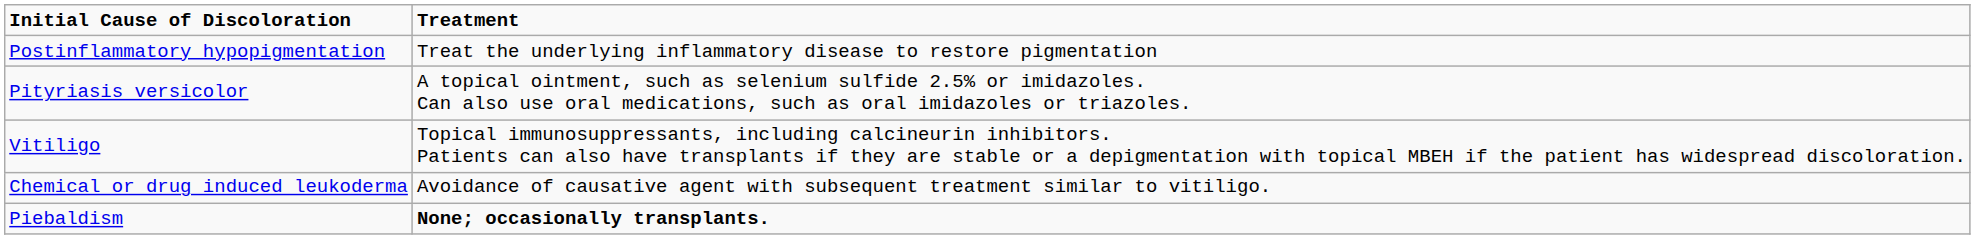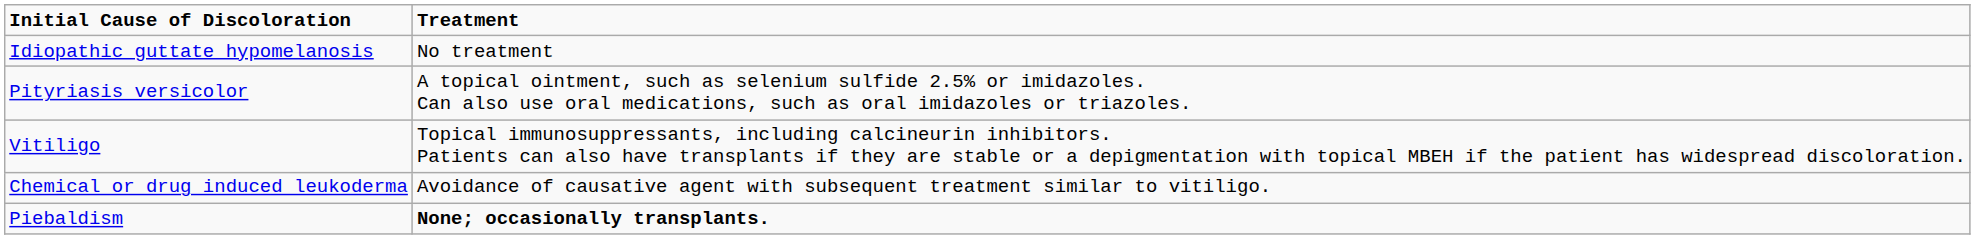+ row: (191, 51)
- row: (197, 51)
